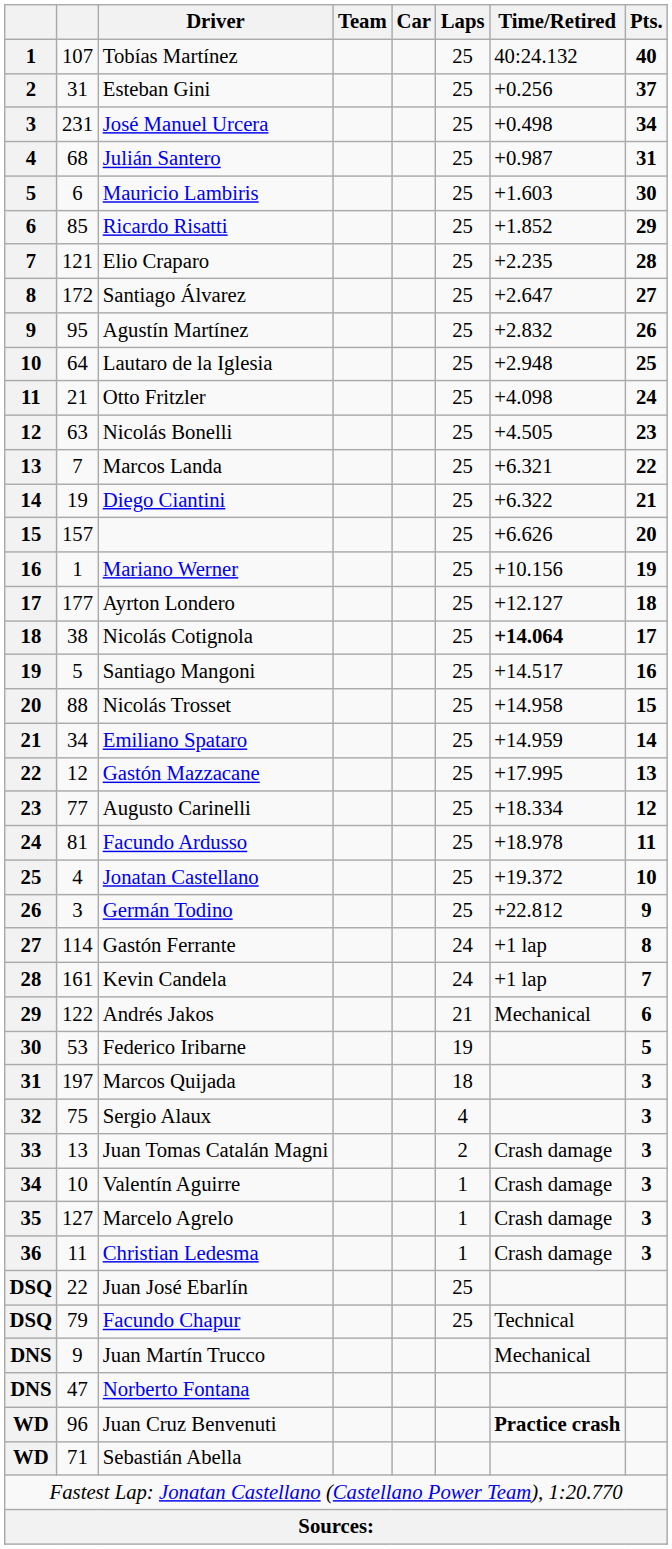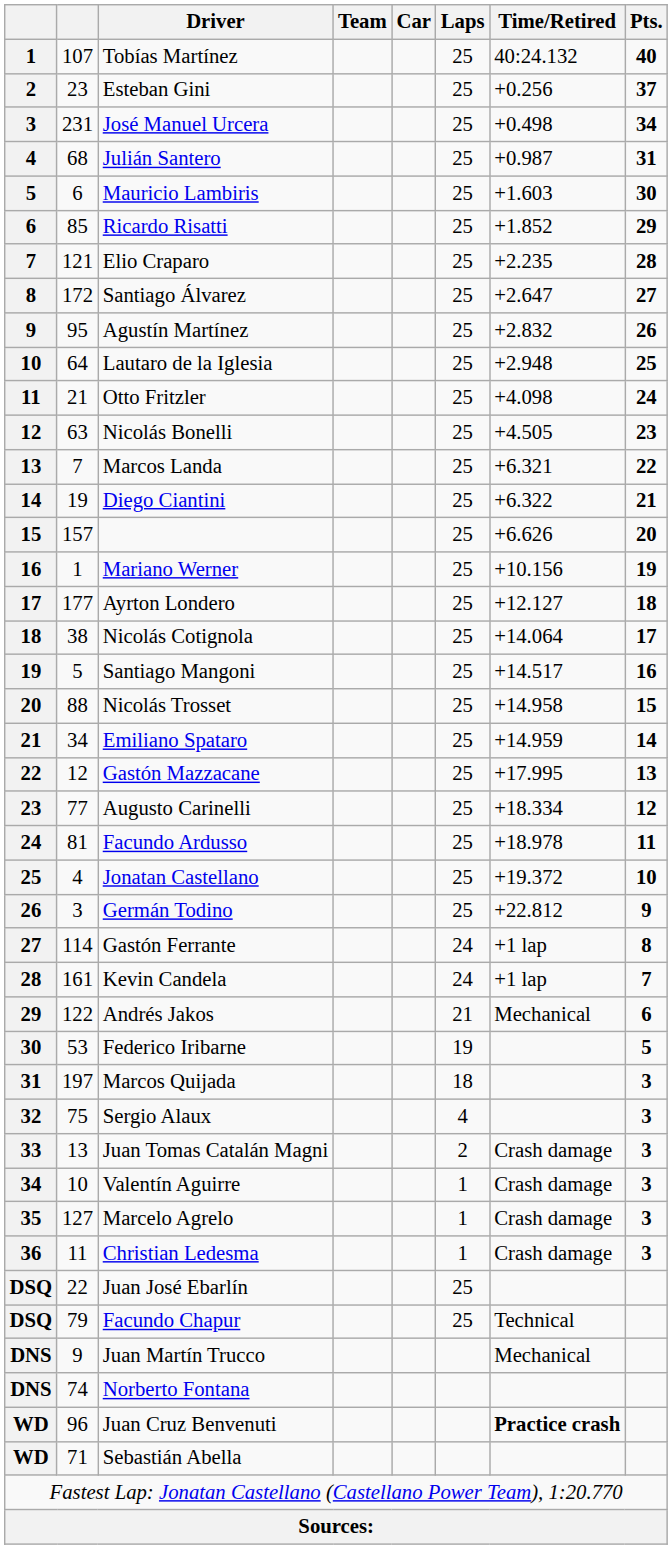(77, 90) 31 -> (77, 90) 23
(529, 637) bold -> (529, 637) normal
(77, 1389) 47 -> (77, 1389) 74
